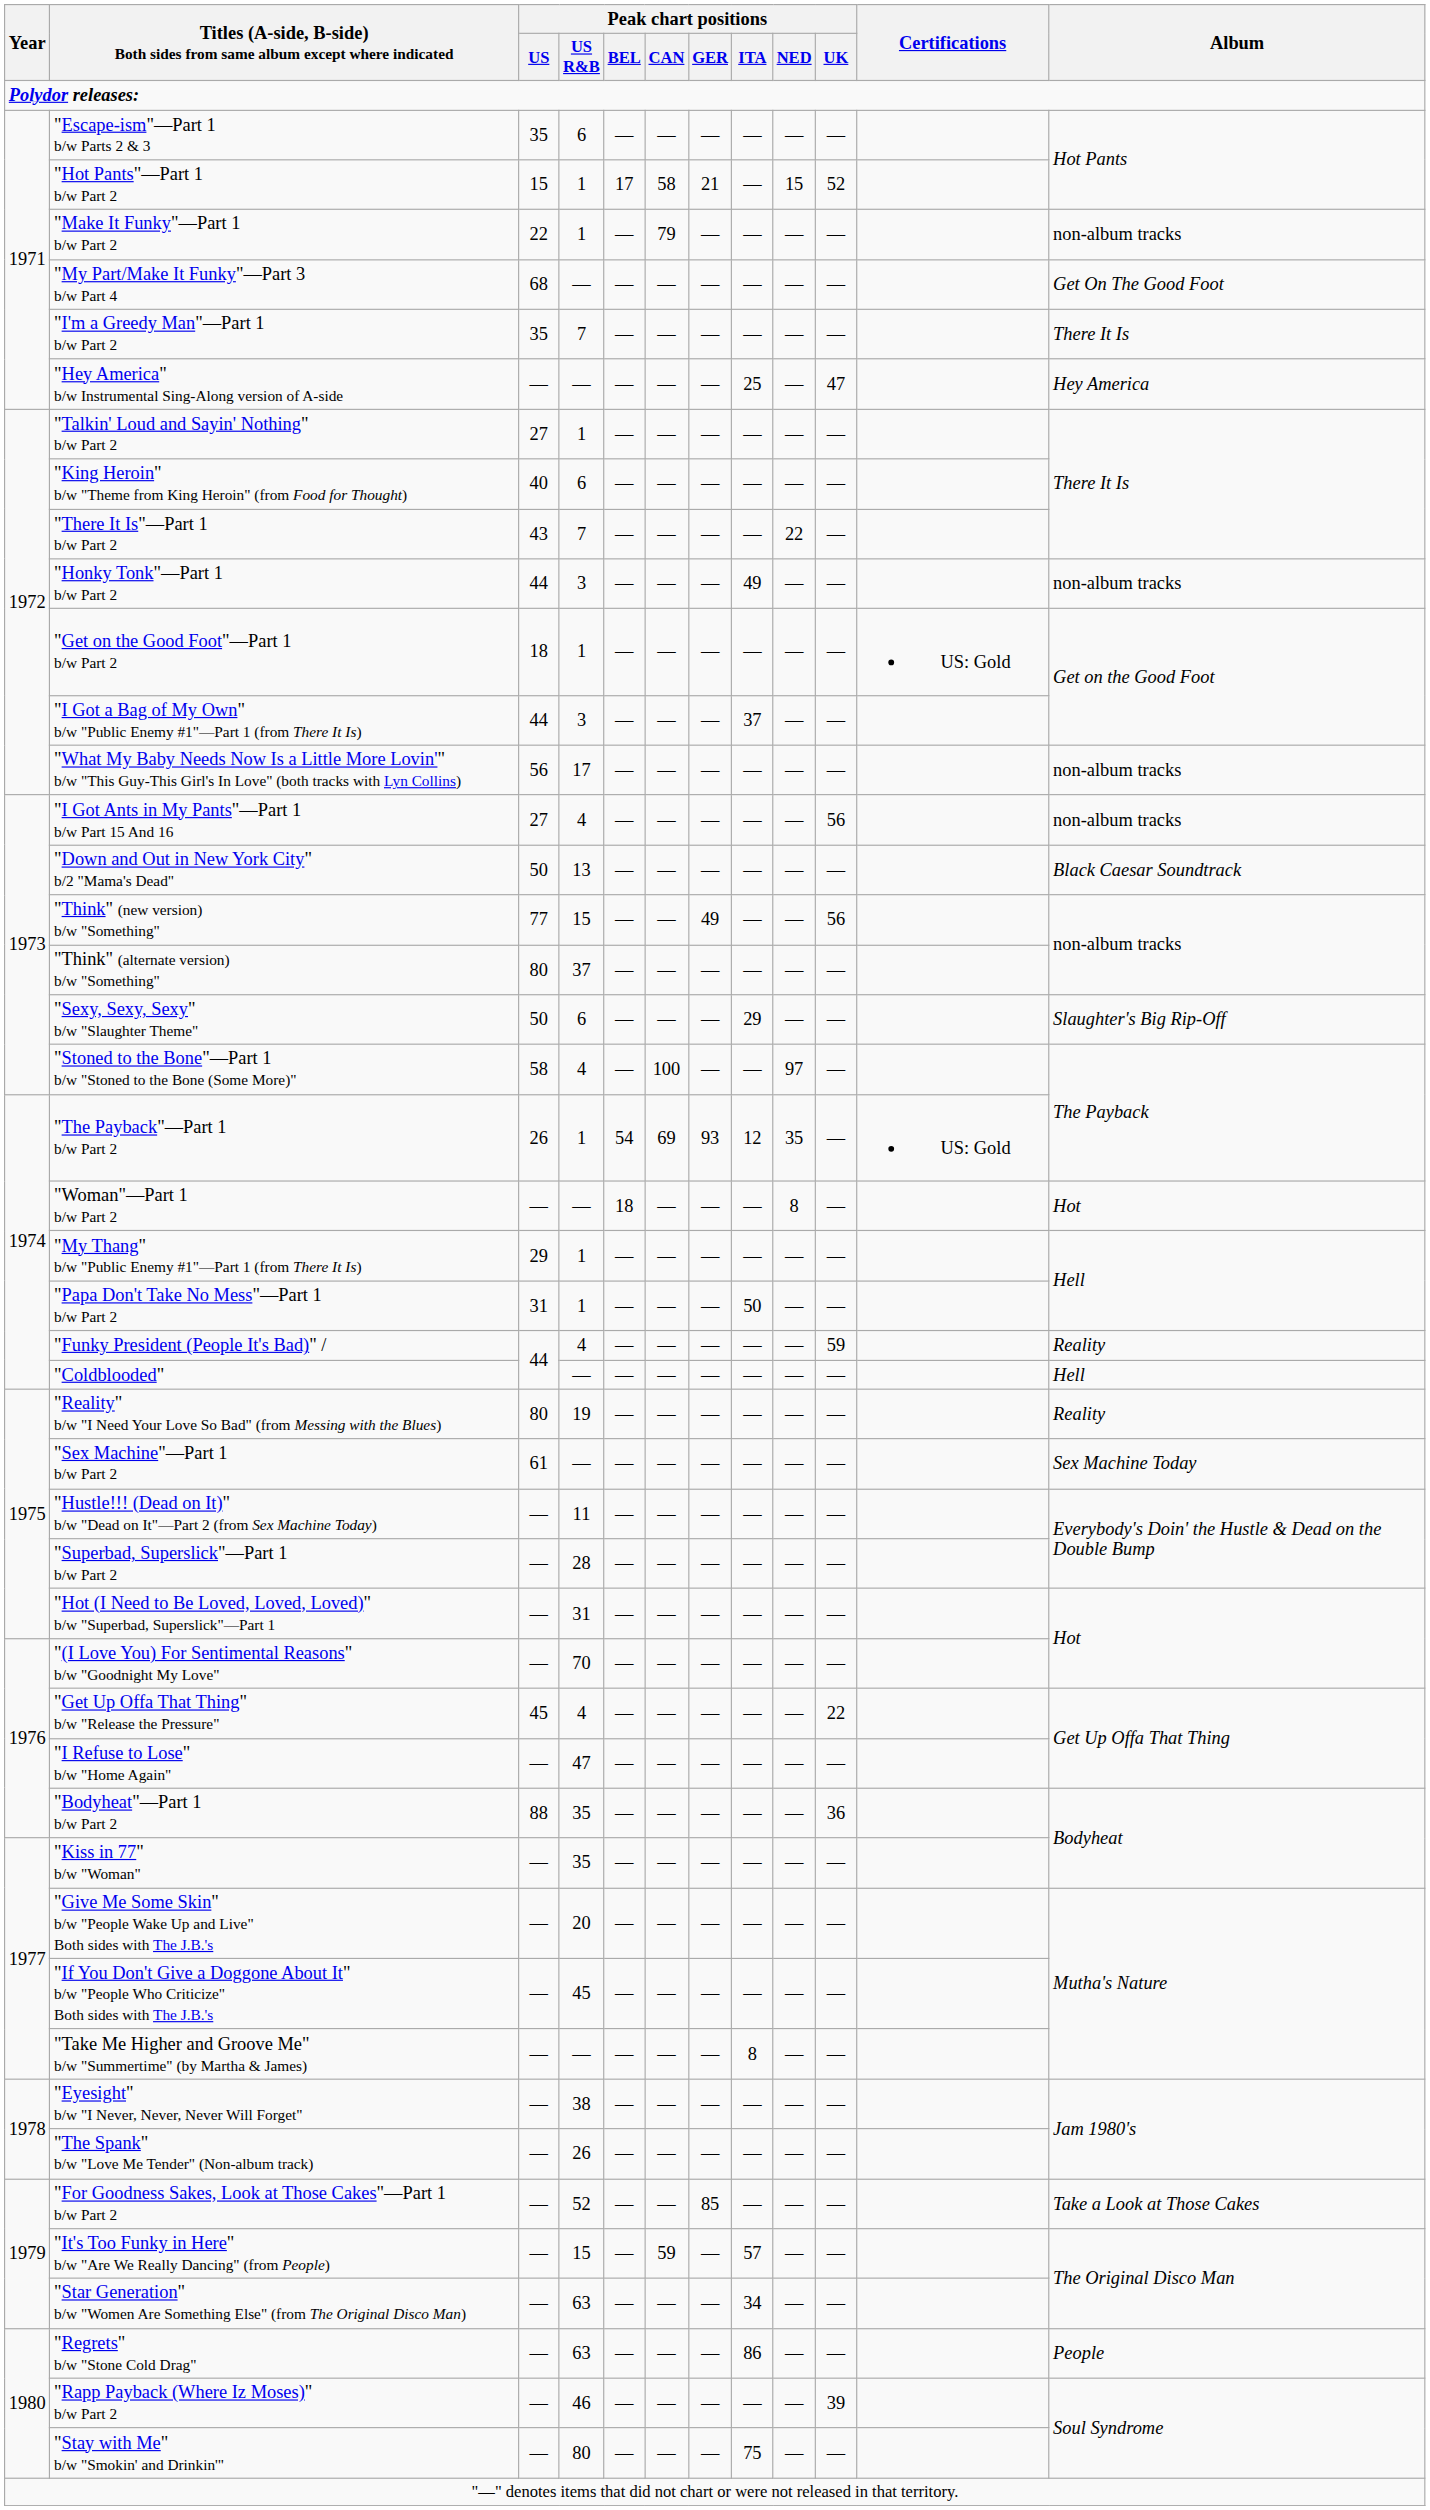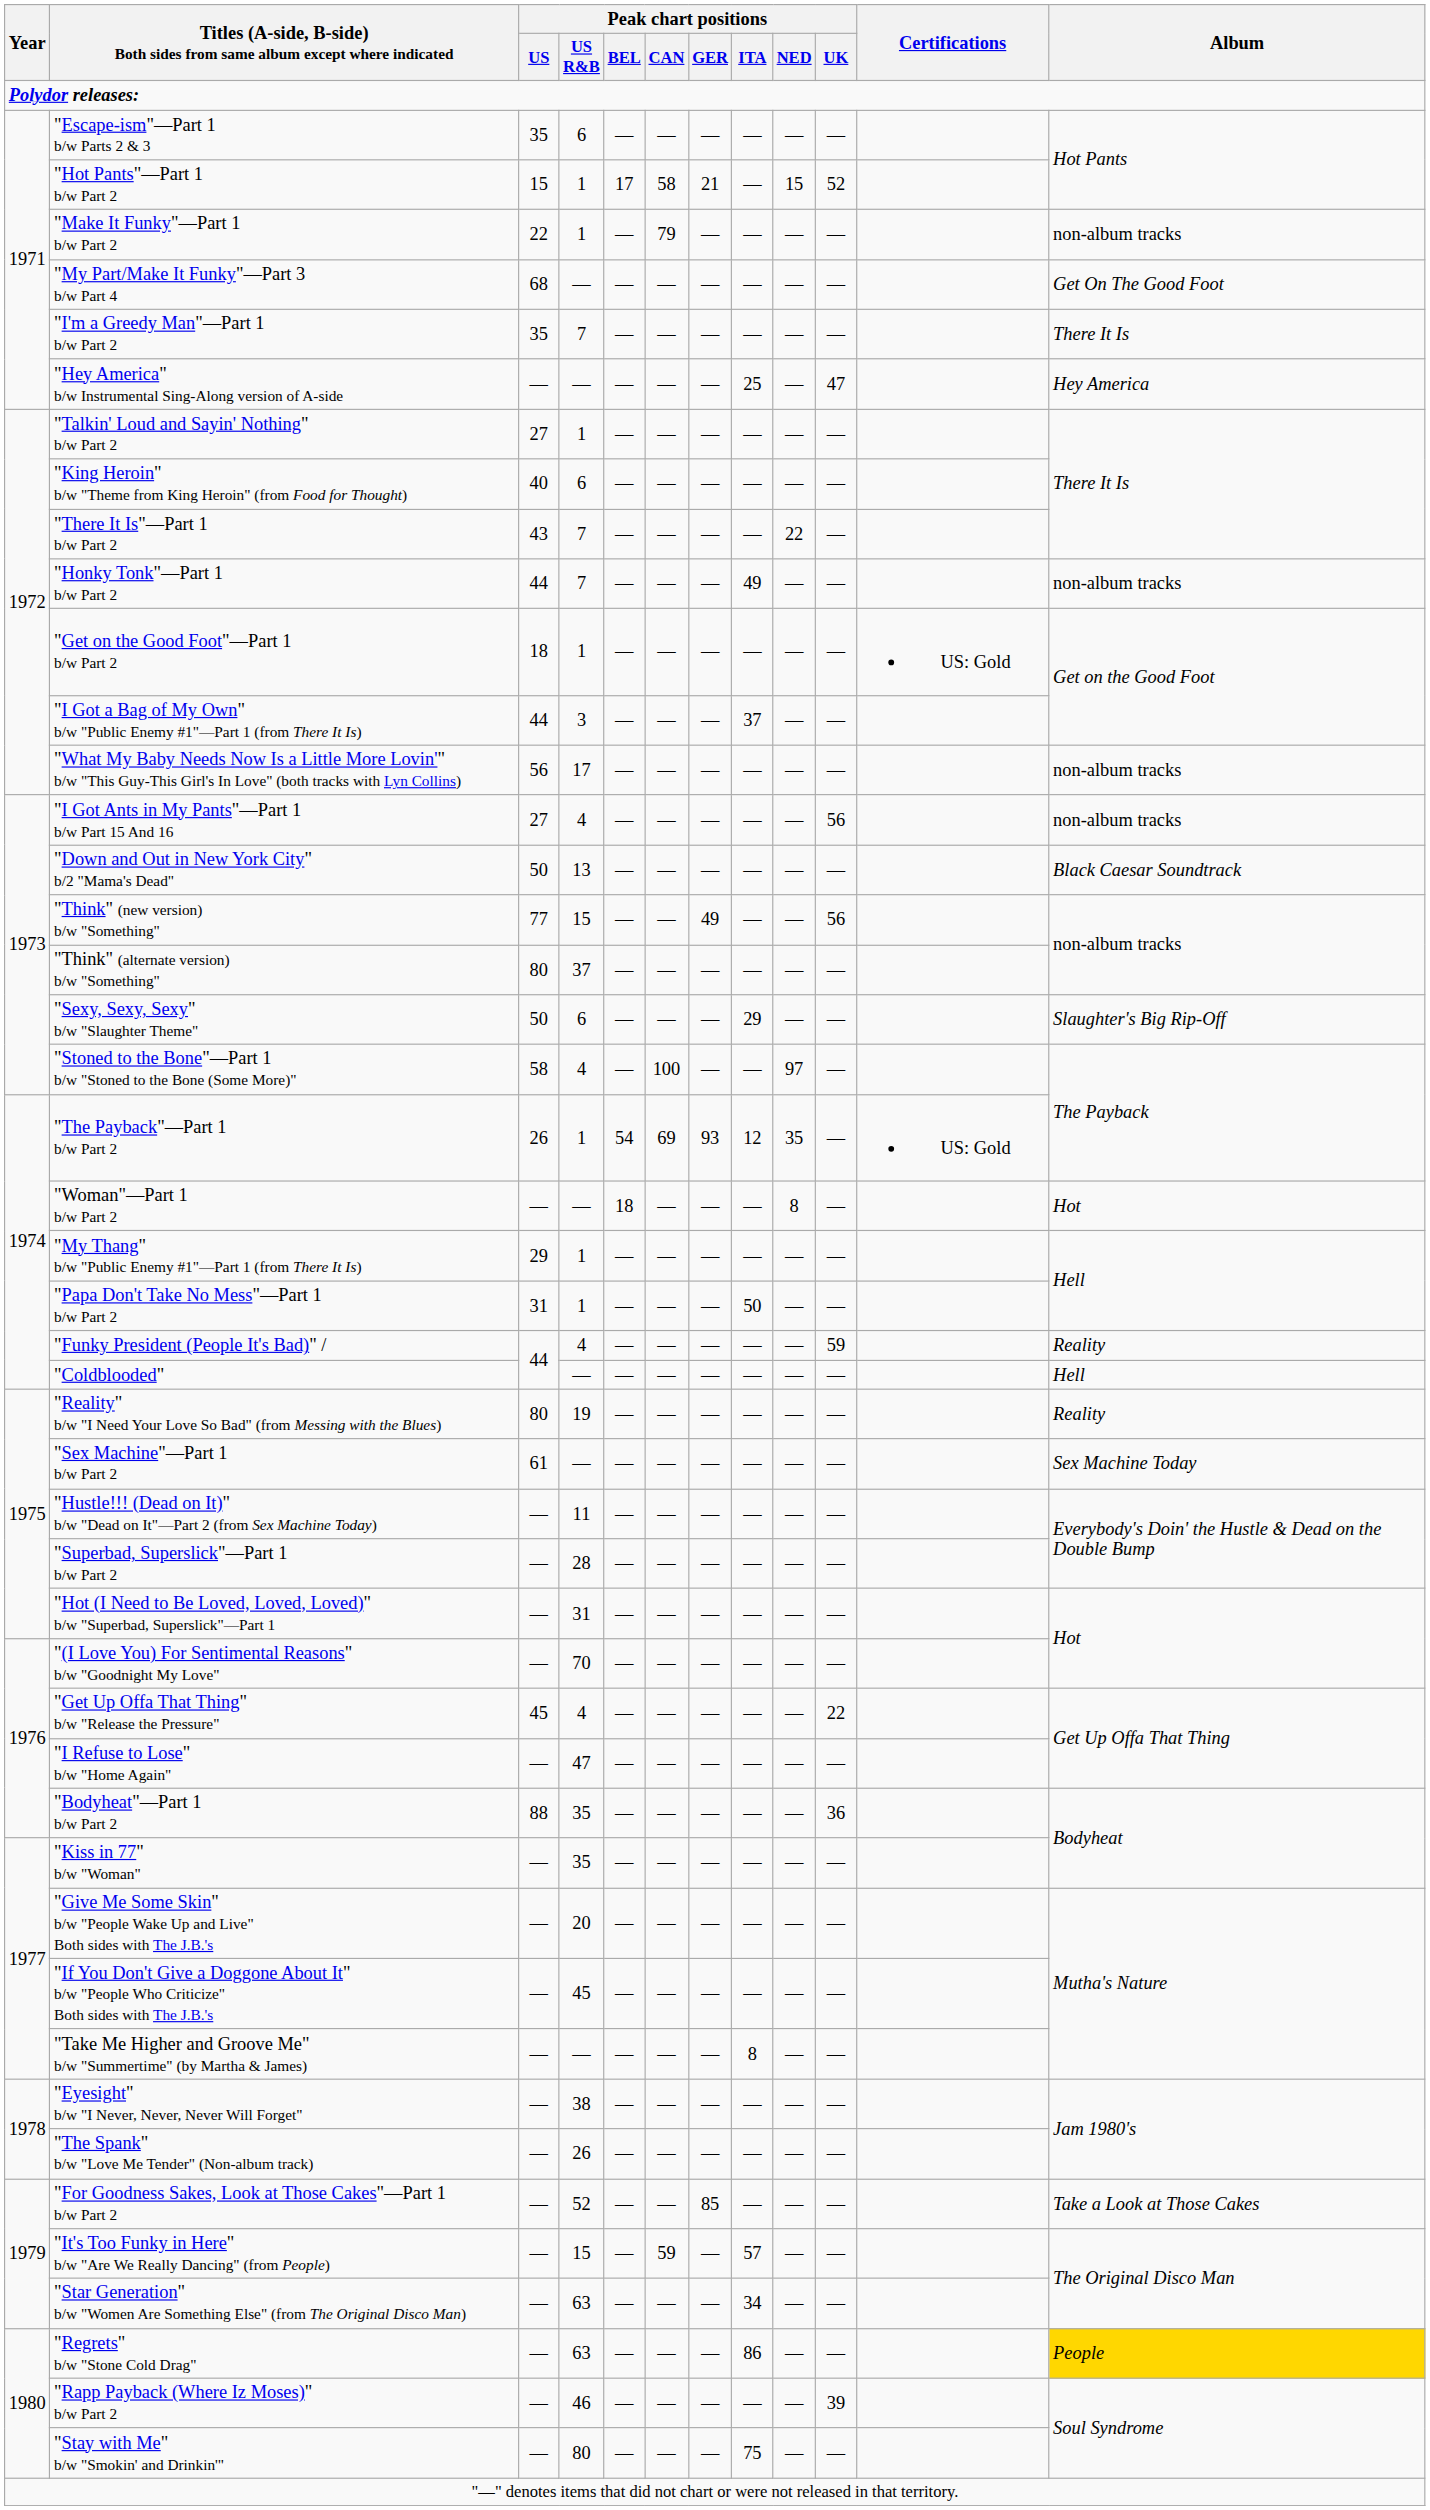(581, 583) 3 -> (581, 583) 7
(1079, 2353) no background -> (1079, 2353) gold background
